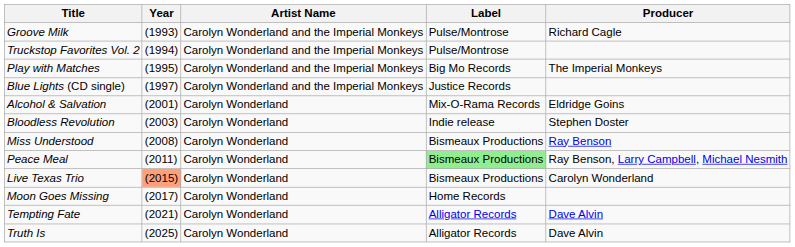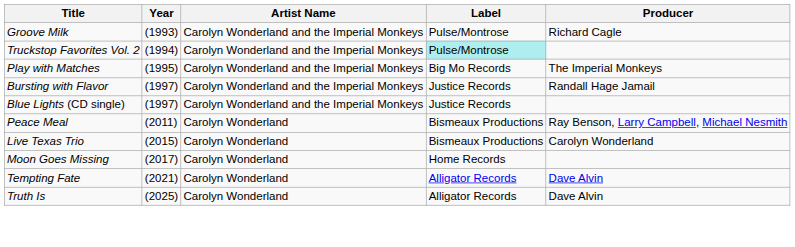(469, 50) no background -> (469, 50) paleturquoise background
+ row: (58, 86)
- row: (57, 104)
- row: (61, 123)
- row: (50, 141)
(486, 159) lightgreen background -> (486, 123) no background
(162, 178) lightsalmon background -> (162, 141) no background
